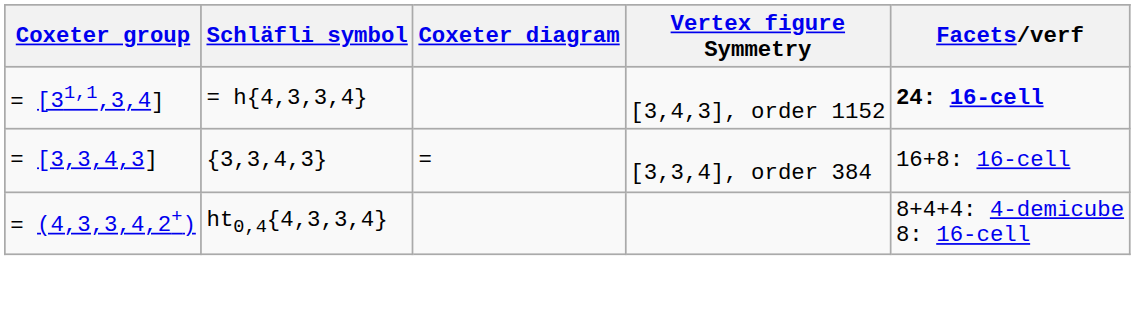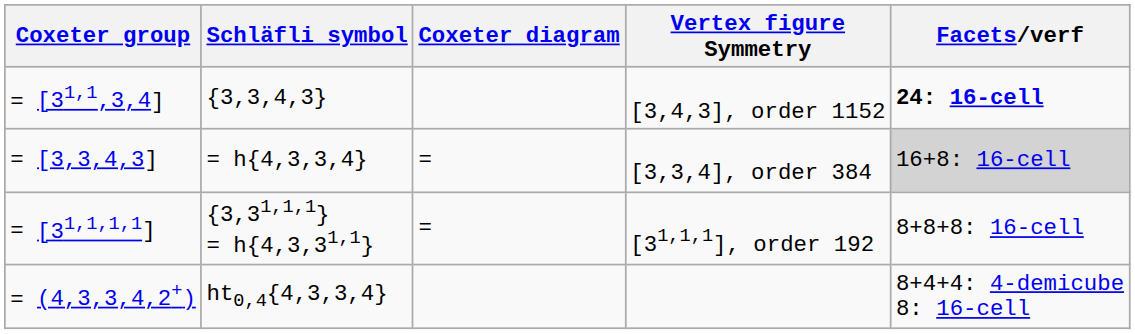(287, 98) = h{4,3,3,4} -> (267, 98) {3,3,4,3}
(267, 160) {3,3,4,3} -> (287, 160) = h{4,3,3,4}
(983, 160) no background -> (983, 160) lightgrey background
+ row: (752, 241)
